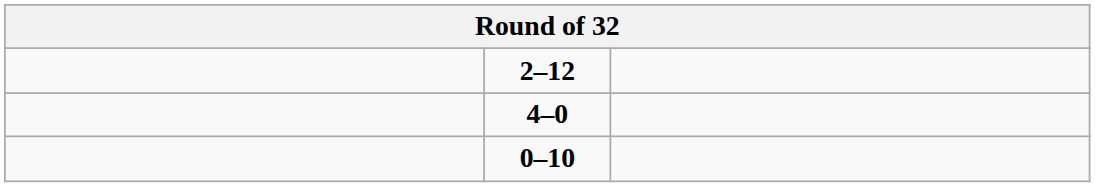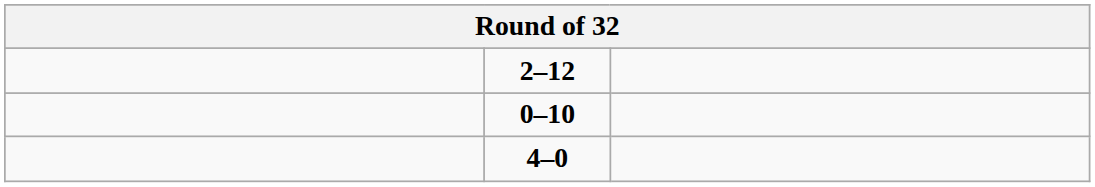rows swapped: (547, 158) <-> (547, 114)
